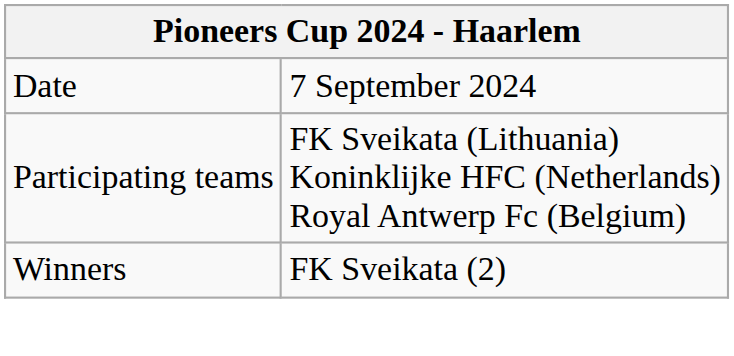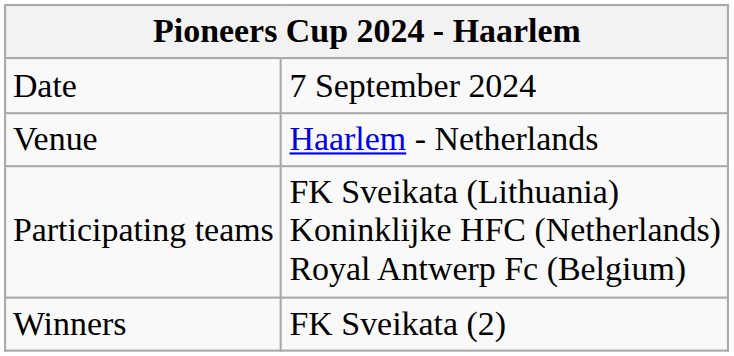+ row: (55, 138)
